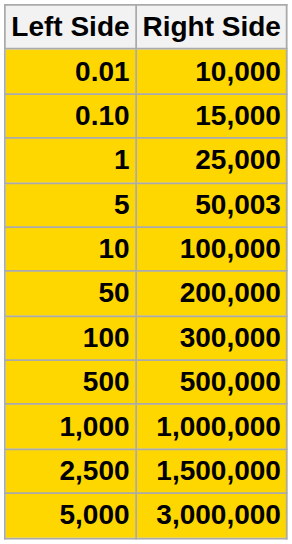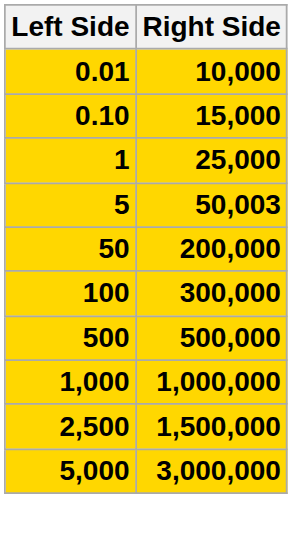- row: (114, 248)
